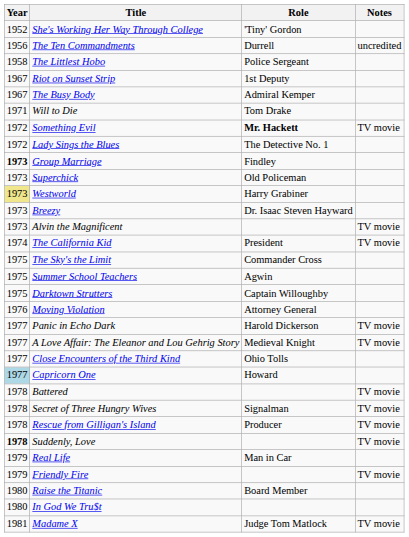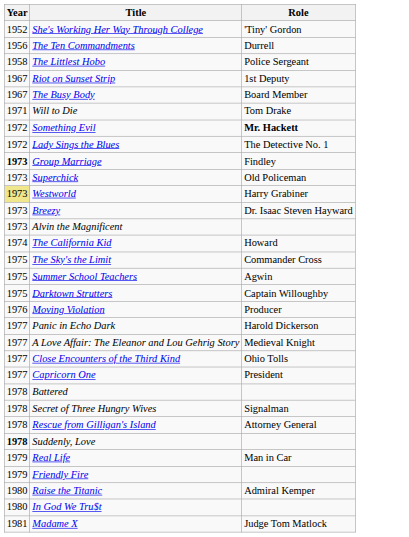- column: (379, 12)
(280, 95) Admiral Kemper -> (276, 95) Board Member
(263, 243) President -> (261, 243) Howard
(280, 309) Attorney General -> (263, 309) Producer
(17, 375) lightblue background -> (17, 375) no background
(261, 375) Howard -> (263, 375) President
(263, 425) Producer -> (280, 425) Attorney General
(276, 491) Board Member -> (280, 491) Admiral Kemper
